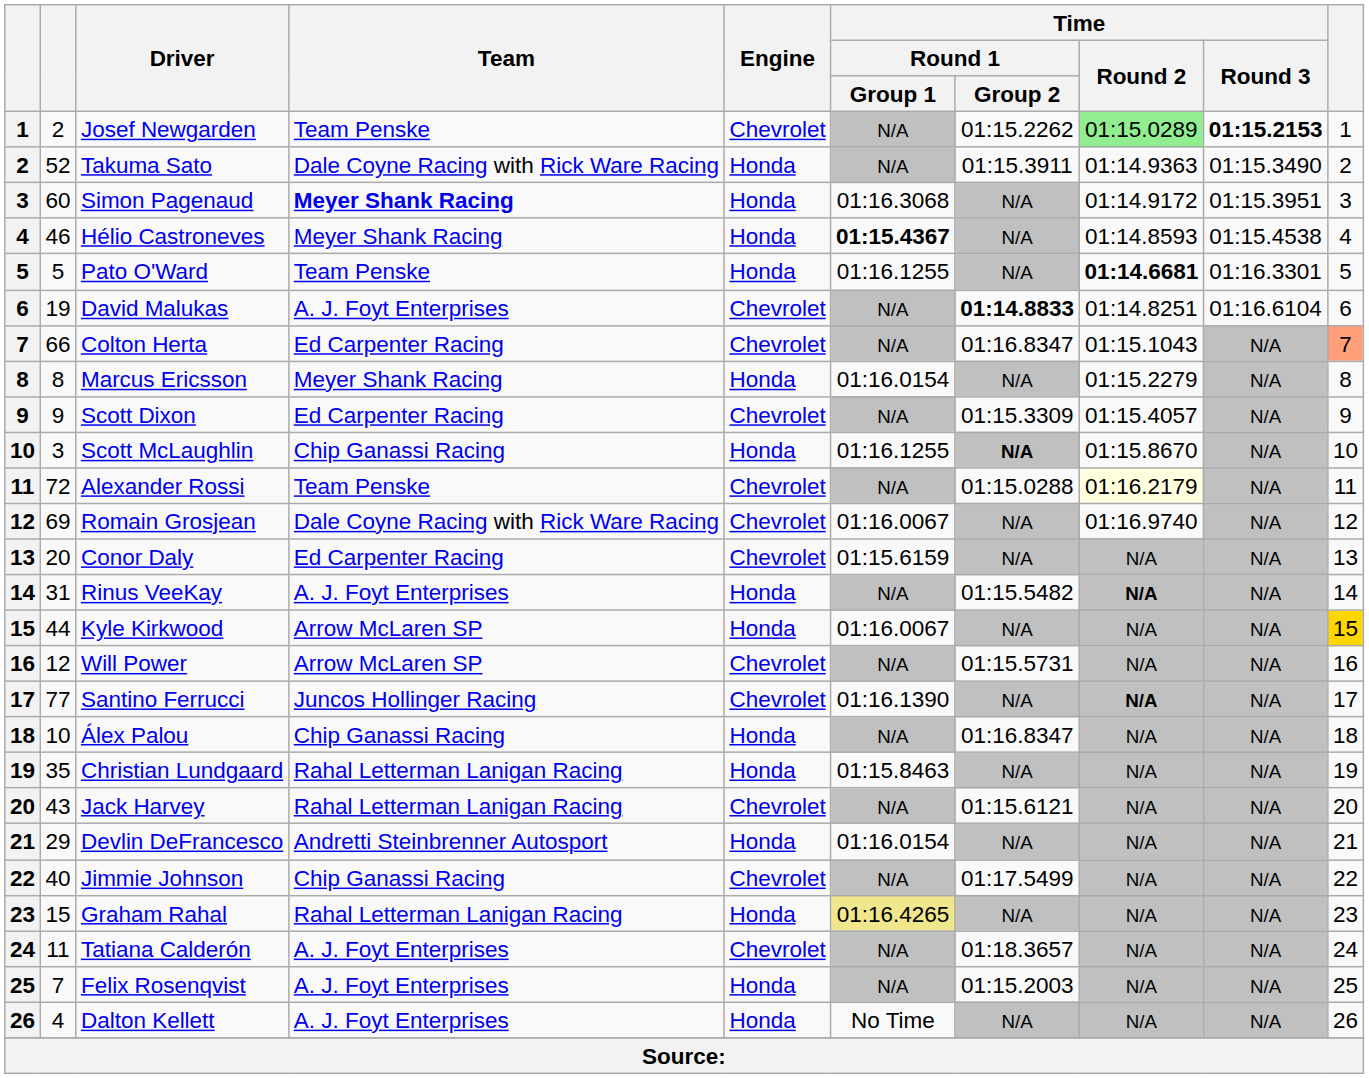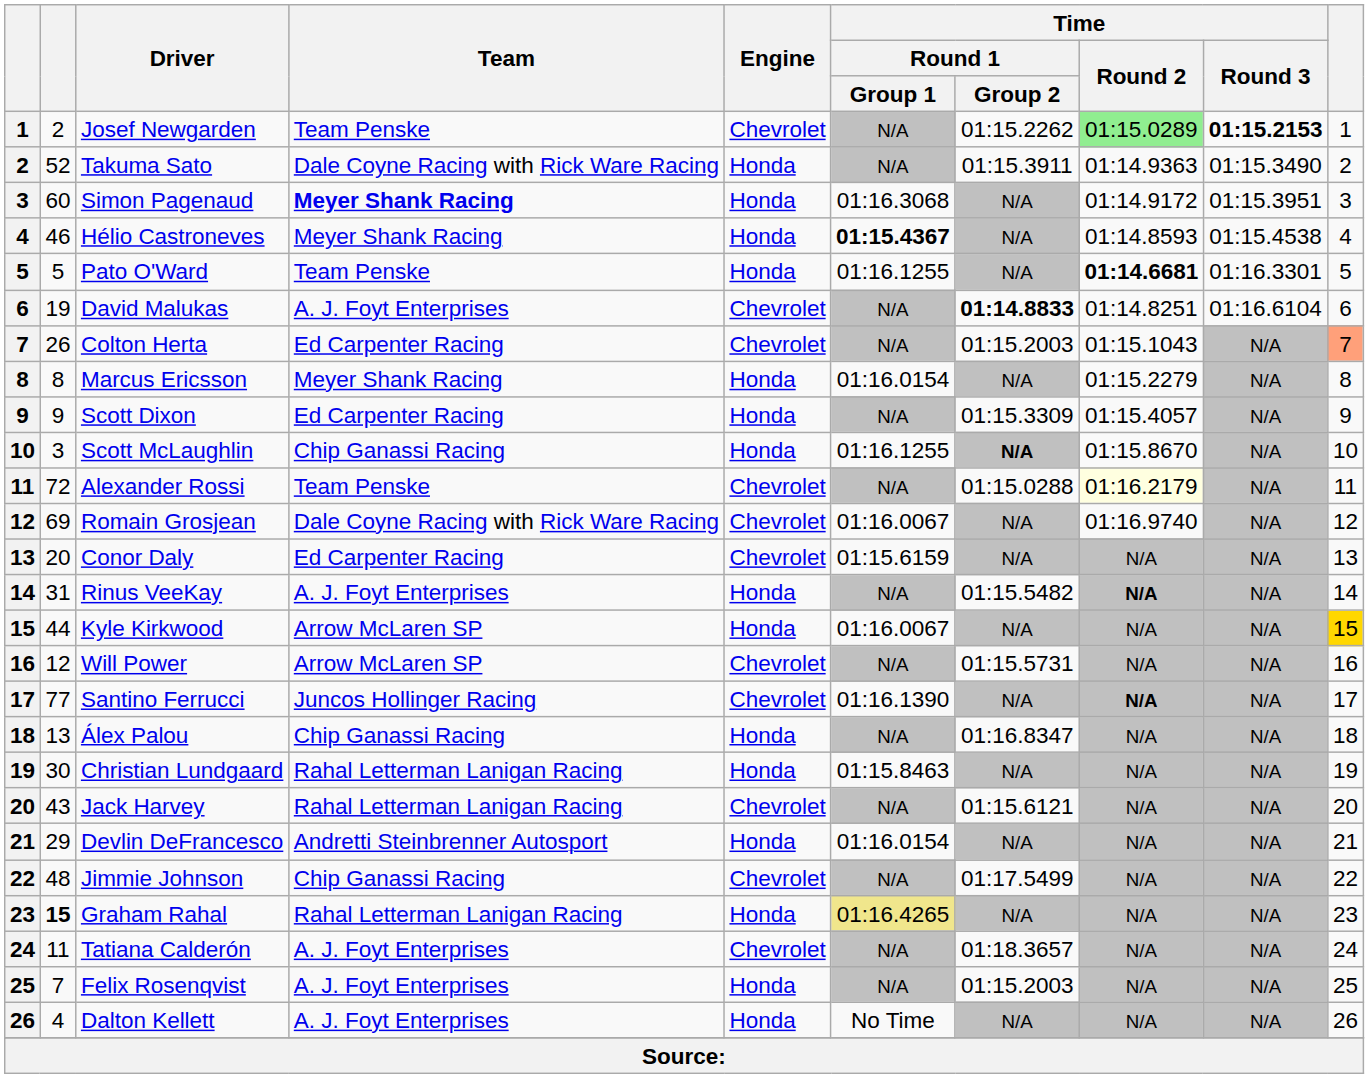(58, 343) 66 -> (58, 343) 26
(1017, 343) 01:16.8347 -> (1017, 343) 01:15.2003
(778, 414) Chevrolet -> (763, 414) Honda
(58, 735) 10 -> (58, 735) 13
(58, 771) 35 -> (58, 771) 30
(58, 877) 40 -> (58, 877) 48
(58, 913) normal -> (58, 913) bold
